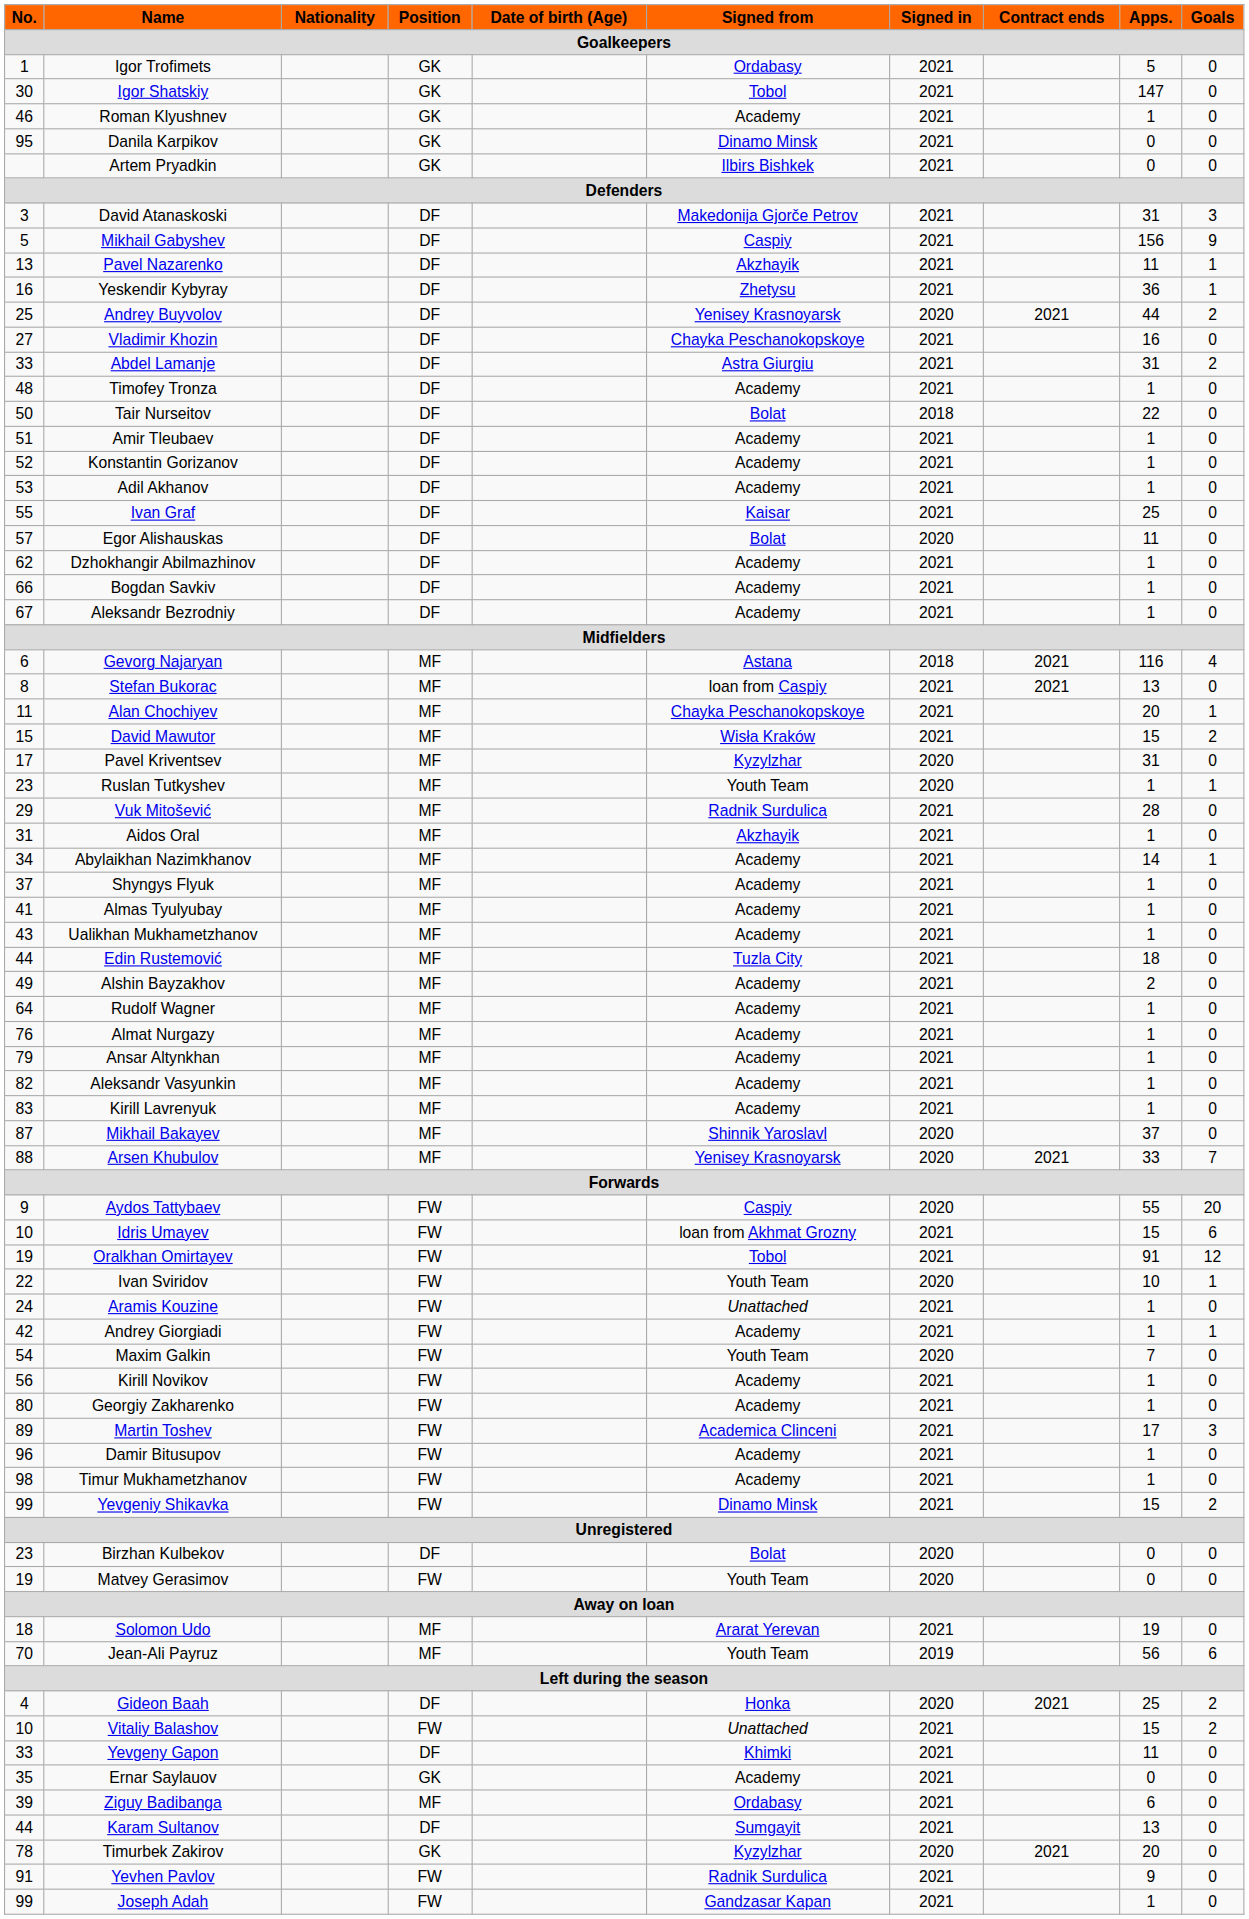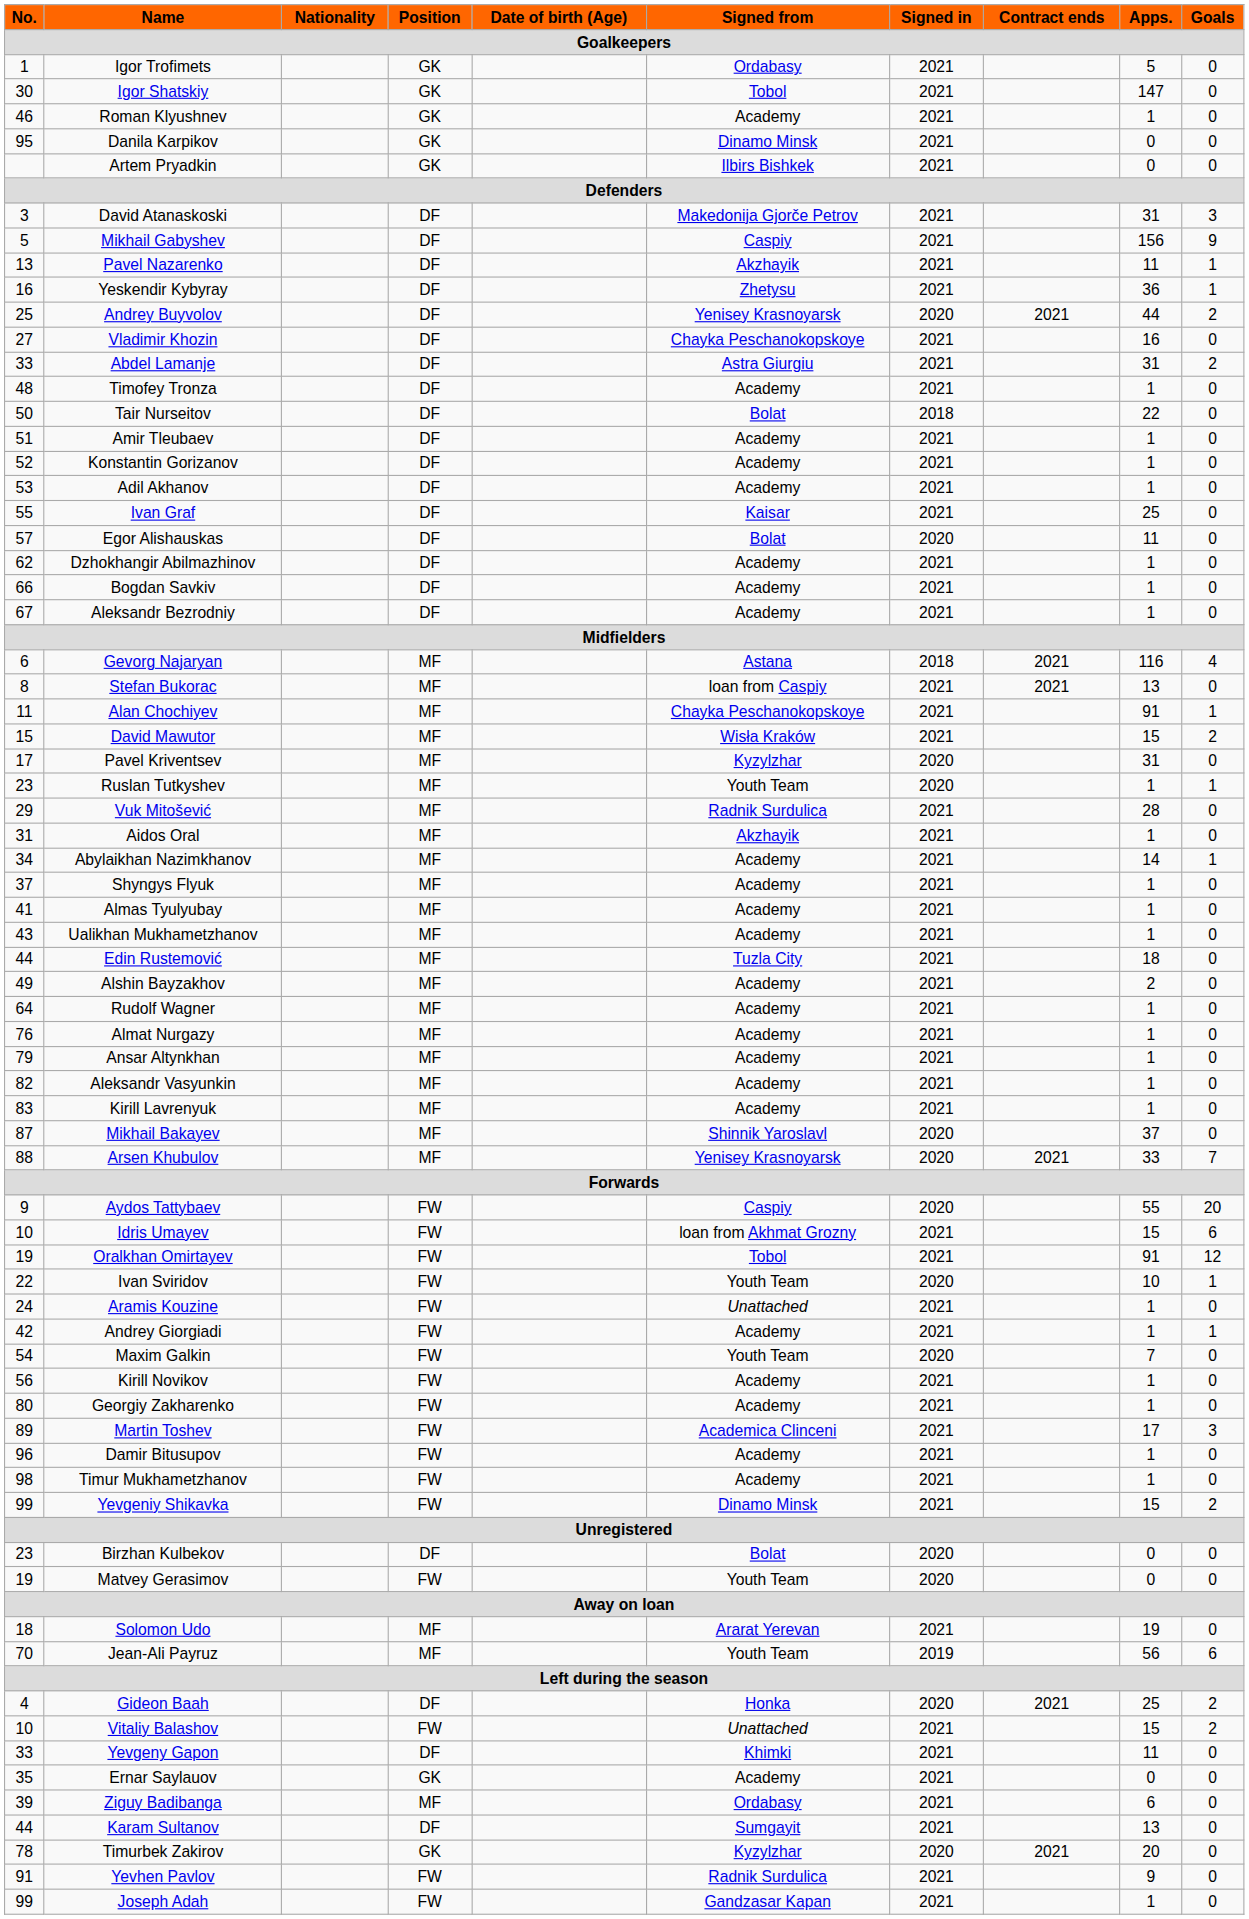(1151, 712) 20 -> (1151, 712) 91
